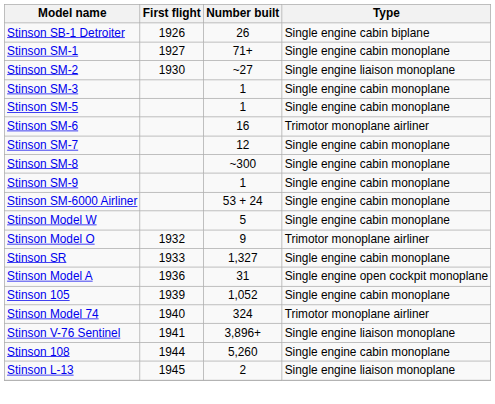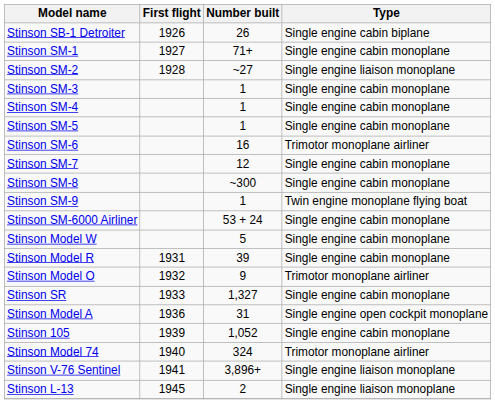(172, 70) 1930 -> (172, 70) 1928
+ row: (43, 107)
(367, 182) Single engine cabin monoplane -> (376, 201) Twin engine monoplane flying boat
+ row: (51, 257)
- row: (38, 351)
